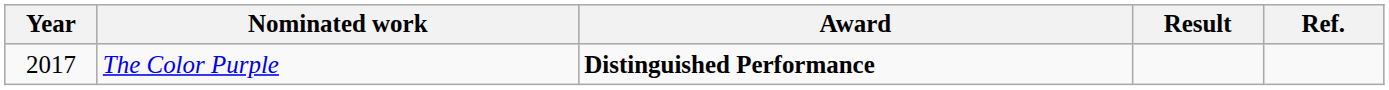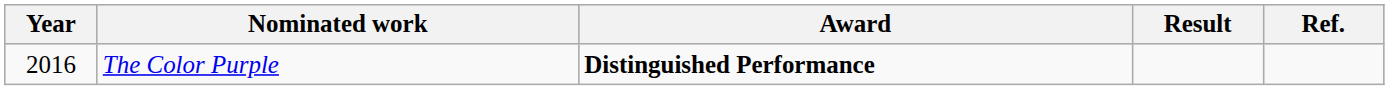(51, 63) 2017 -> (51, 63) 2016
